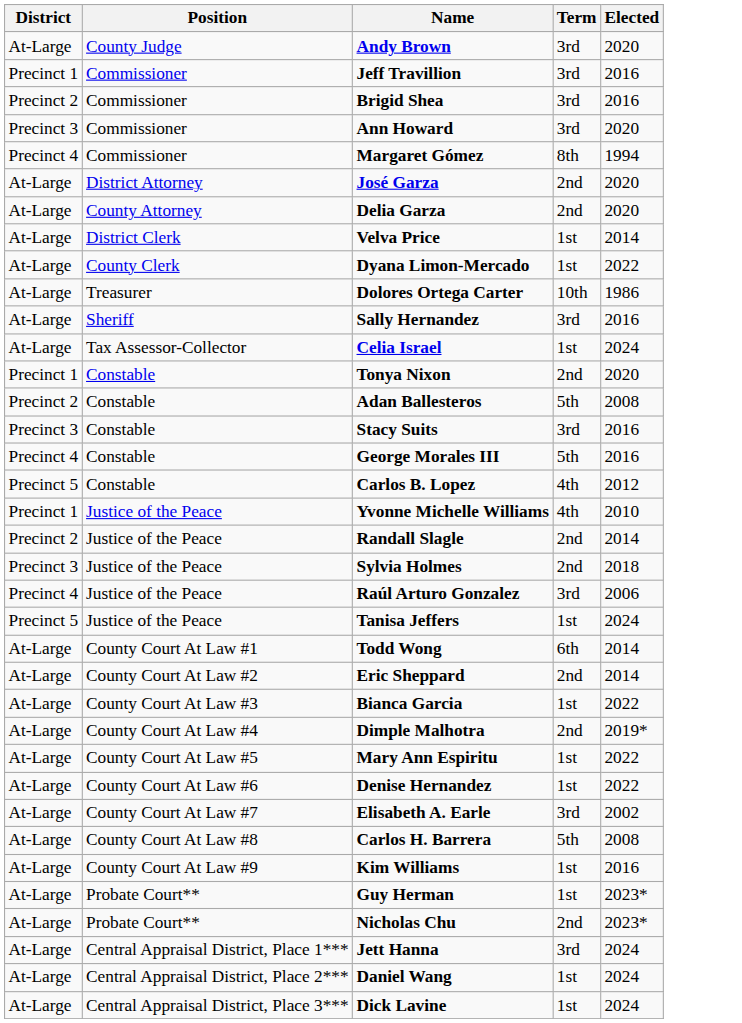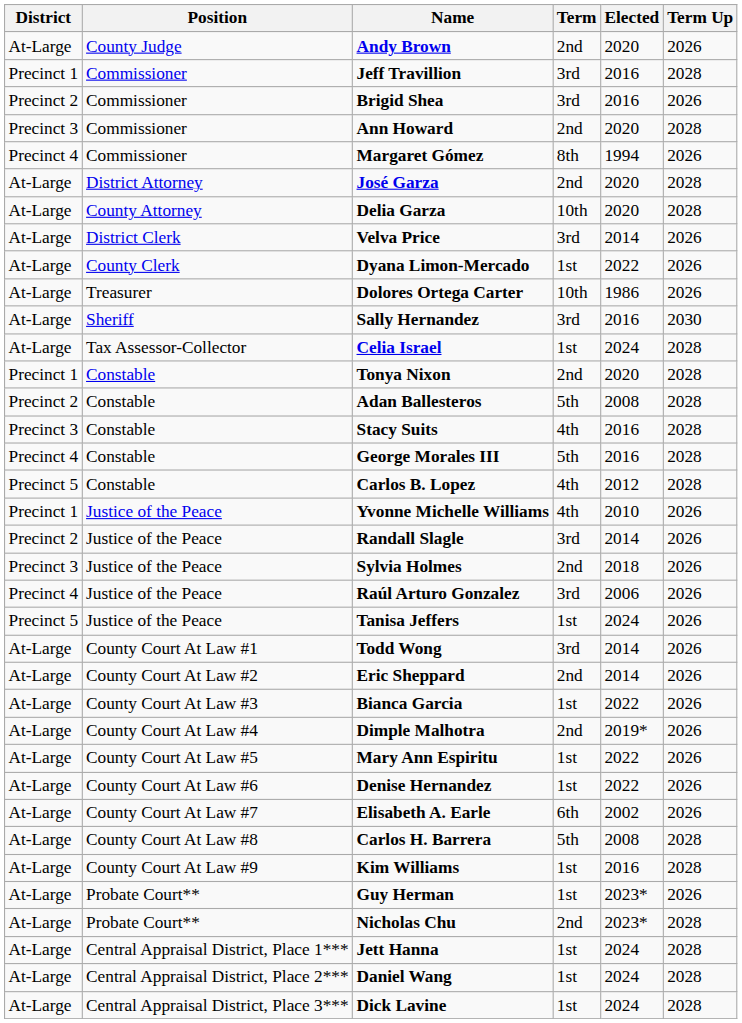+ column: (700, 18)
(568, 45) 3rd -> (570, 45) 2nd
(568, 127) 3rd -> (570, 127) 2nd
(570, 210) 2nd -> (572, 210) 10th
(567, 237) 1st -> (568, 237) 3rd
(568, 429) 3rd -> (568, 429) 4th
(570, 538) 2nd -> (568, 538) 3rd
(568, 648) 6th -> (568, 648) 3rd
(568, 812) 3rd -> (568, 812) 6th
(568, 949) 3rd -> (567, 949) 1st
